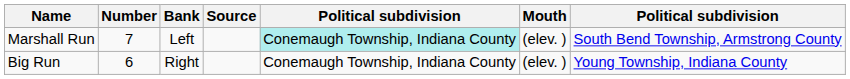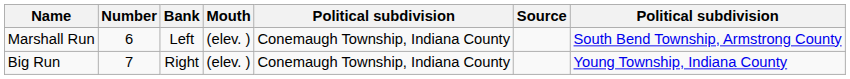columns swapped: (545, 16) <-> (231, 16)
(129, 39) 7 -> (129, 39) 6
(390, 39) paleturquoise background -> (384, 39) no background
(129, 62) 6 -> (129, 62) 7
